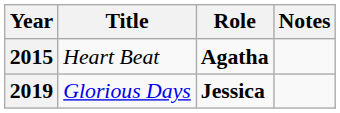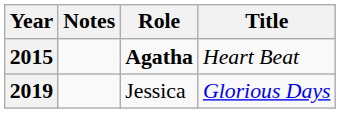columns swapped: (127, 21) <-> (305, 21)
(233, 90) bold -> (155, 90) normal
